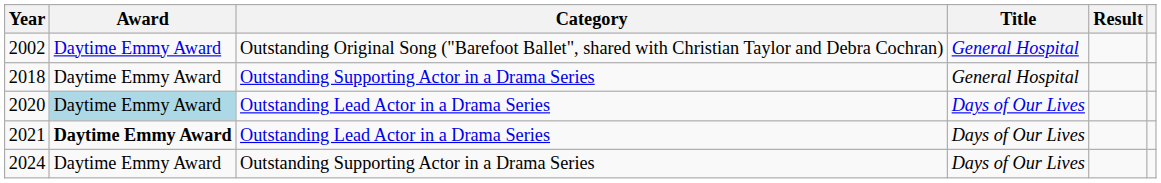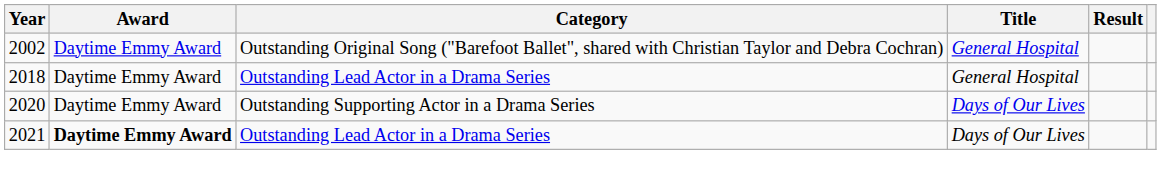(417, 76) Outstanding Supporting Actor in a Drama Series -> (395, 76) Outstanding Lead Actor in a Drama Series
(137, 105) lightblue background -> (137, 105) no background
(395, 105) Outstanding Lead Actor in a Drama Series -> (417, 105) Outstanding Supporting Actor in a Drama Series
- row: (27, 163)
